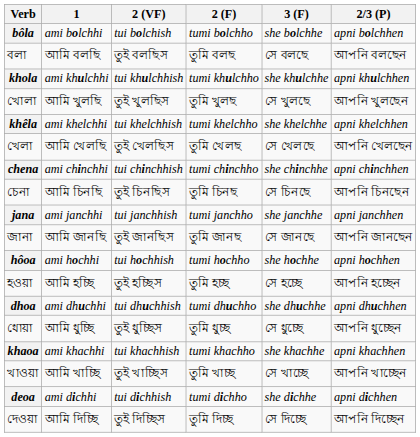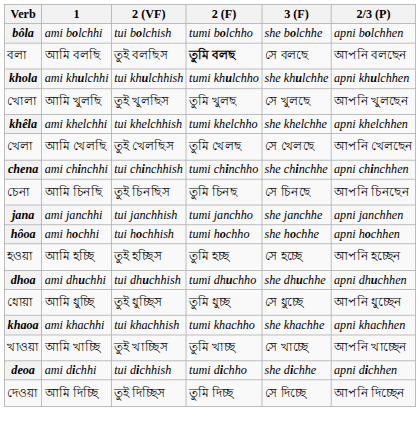(212, 55) normal -> (212, 55) bold
- row: (20, 237)
